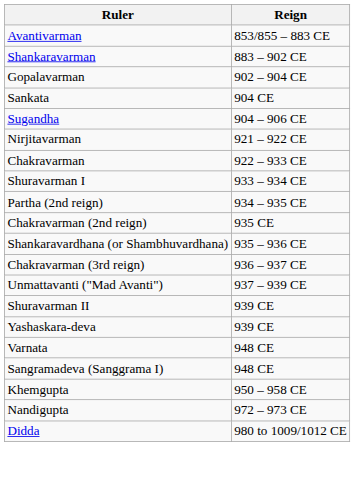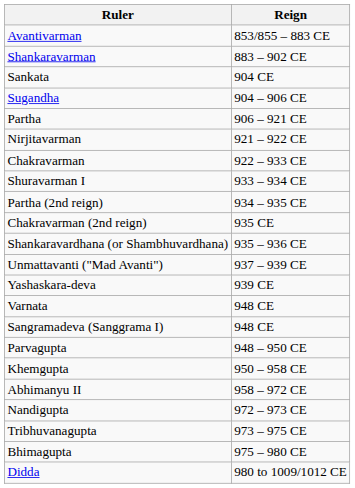- row: (46, 77)
+ row: (24, 118)
- row: (76, 264)
- row: (48, 306)
+ row: (37, 347)
+ row: (44, 389)
+ row: (52, 431)
+ row: (40, 451)
